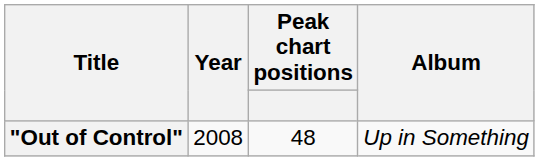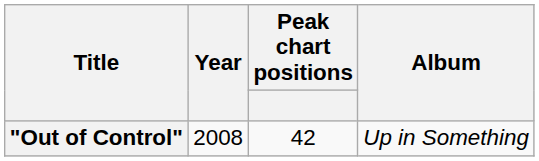(303, 138) 48 -> (303, 138) 42
